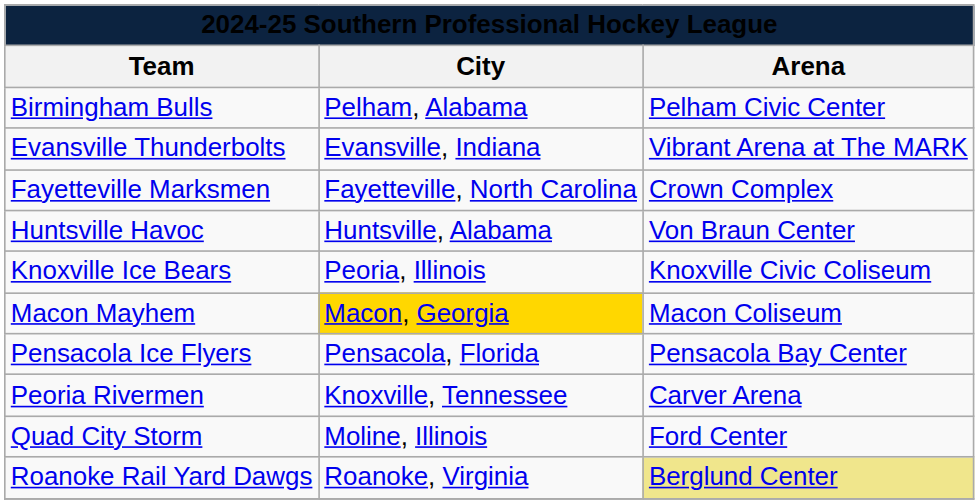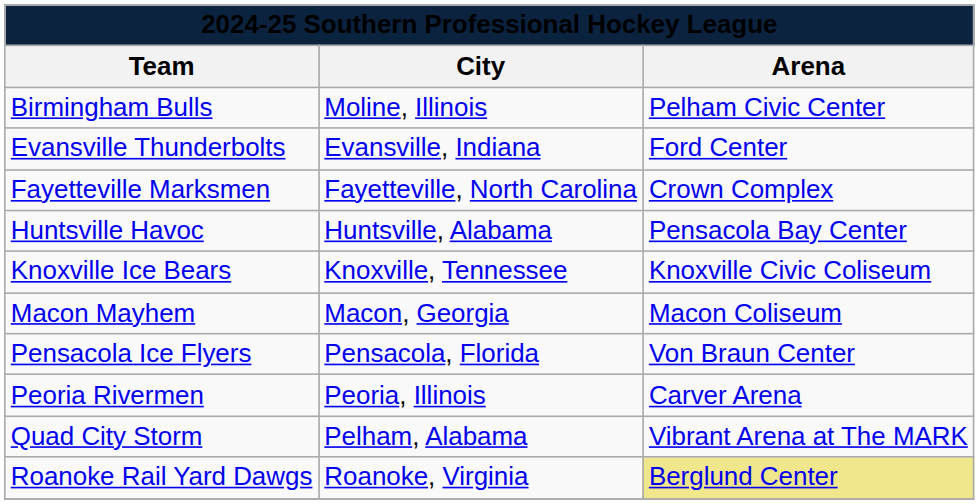(426, 107) Pelham, Alabama -> (406, 107) Moline, Illinois
(808, 148) Vibrant Arena at The MARK -> (718, 148) Ford Center
(752, 230) Von Braun Center -> (778, 230) Pensacola Bay Center
(405, 271) Peoria, Illinois -> (446, 271) Knoxville, Tennessee
(417, 312) gold background -> (417, 312) no background
(778, 353) Pensacola Bay Center -> (752, 353) Von Braun Center
(446, 395) Knoxville, Tennessee -> (405, 395) Peoria, Illinois
(406, 436) Moline, Illinois -> (426, 436) Pelham, Alabama
(718, 436) Ford Center -> (808, 436) Vibrant Arena at The MARK
